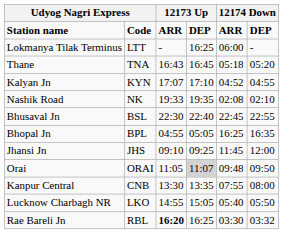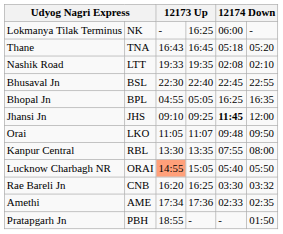- row: (38, 30)
(136, 47) LTT -> (135, 30) NK
- row: (29, 82)
(135, 99) NK -> (136, 64) LTT
(231, 151) normal -> (231, 116) bold
(140, 168) ORAI -> (138, 133) LKO
(201, 168) lightgrey background -> (201, 133) no background
(138, 185) CNB -> (138, 151) RBL
(138, 202) LKO -> (140, 168) ORAI
(171, 202) no background -> (171, 168) lightsalmon background
(138, 220) RBL -> (138, 185) CNB
(171, 220) bold -> (171, 185) normal
+ row: (23, 202)
+ row: (37, 220)
